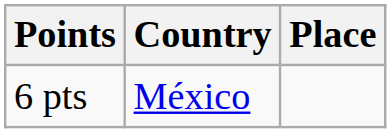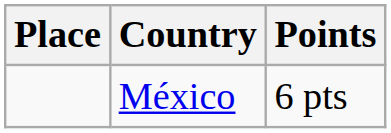columns swapped: (333, 34) <-> (65, 34)
